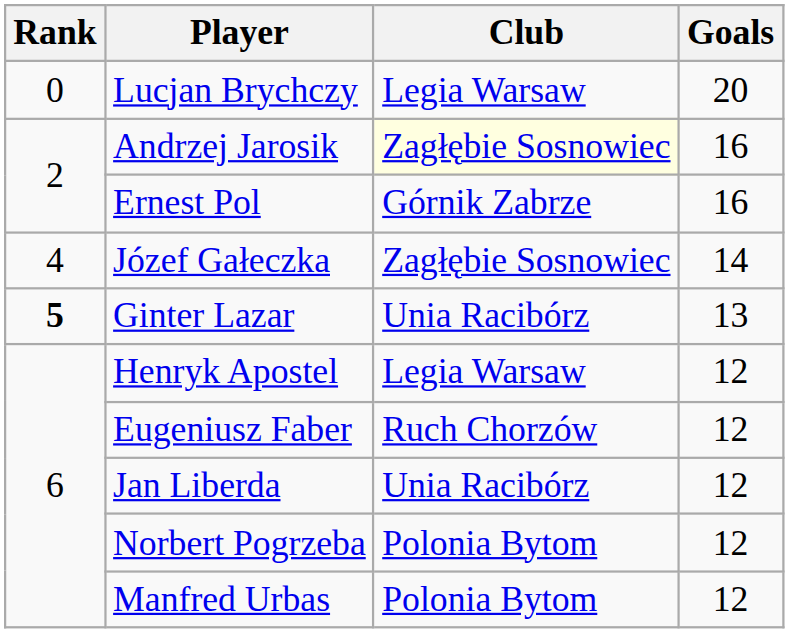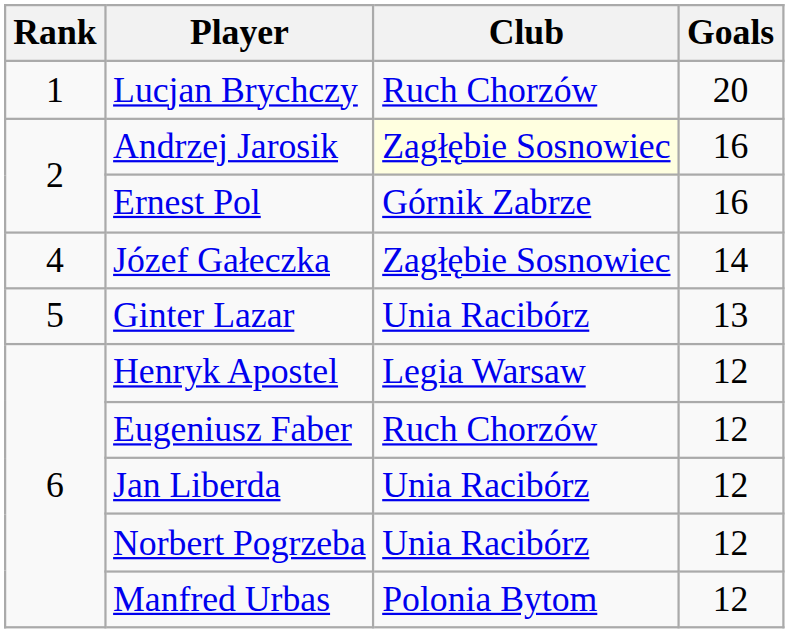(55, 89) 0 -> (55, 89) 1
(484, 89) Legia Warsaw -> (490, 89) Ruch Chorzów
(55, 315) bold -> (55, 315) normal
(490, 542) Polonia Bytom -> (486, 542) Unia Racibórz
